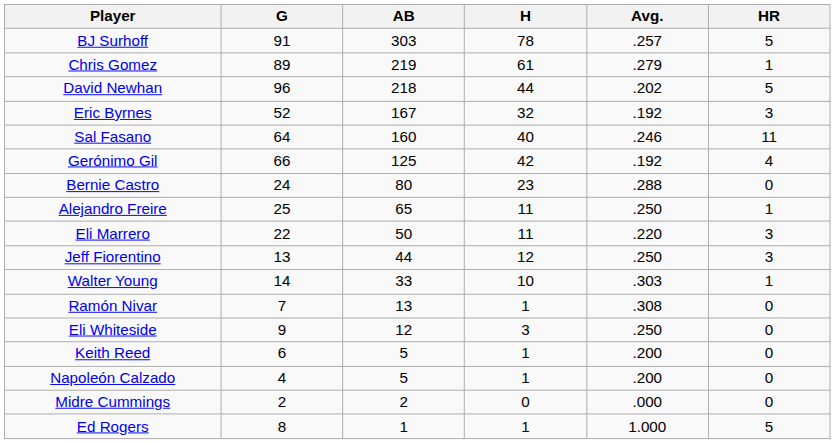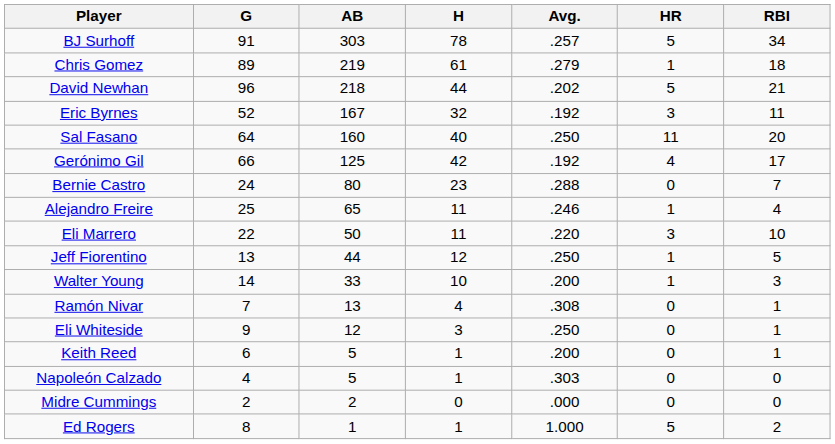+ column: (777, 16)
(647, 137) .246 -> (565, 137) .250
(647, 209) .250 -> (565, 209) .246
(769, 257) 3 -> (671, 257) 1
(647, 281) .303 -> (565, 281) .200
(525, 305) 1 -> (458, 305) 4
(647, 378) .200 -> (565, 378) .303
